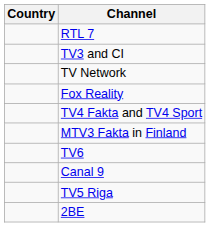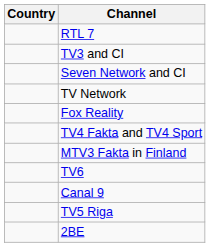+ row: (123, 73)
